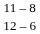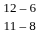rows swapped: (20, 8) <-> (20, 26)
